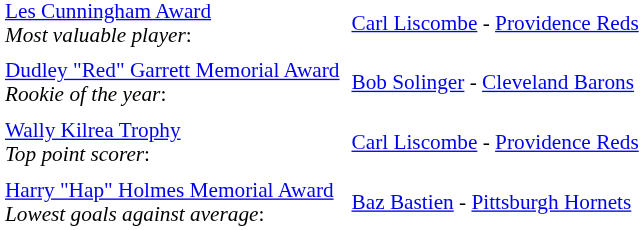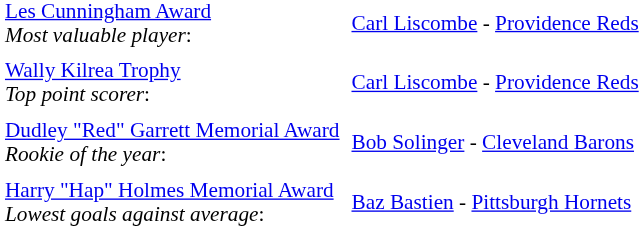rows swapped: (93, 142) <-> (172, 82)
